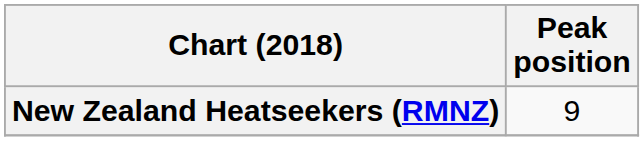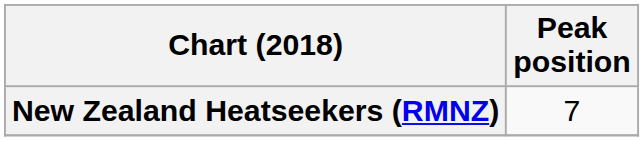(572, 110) 9 -> (572, 110) 7
